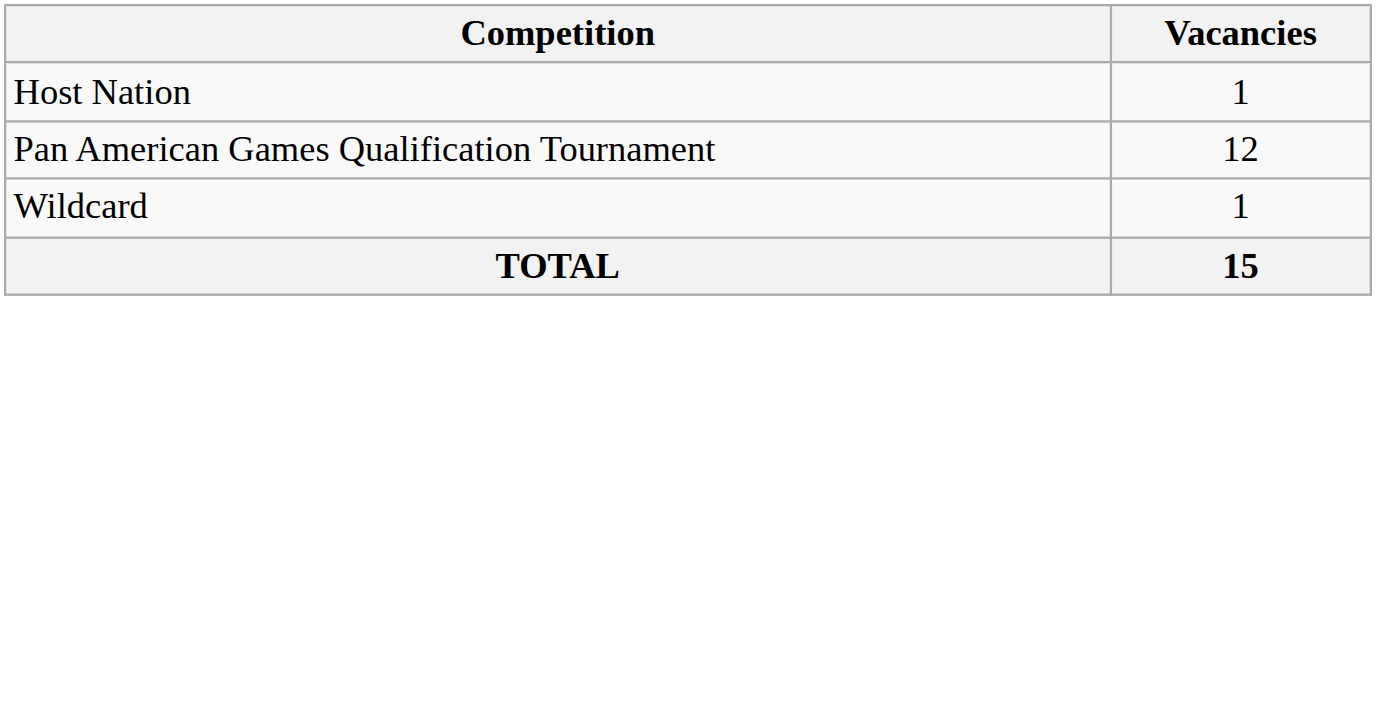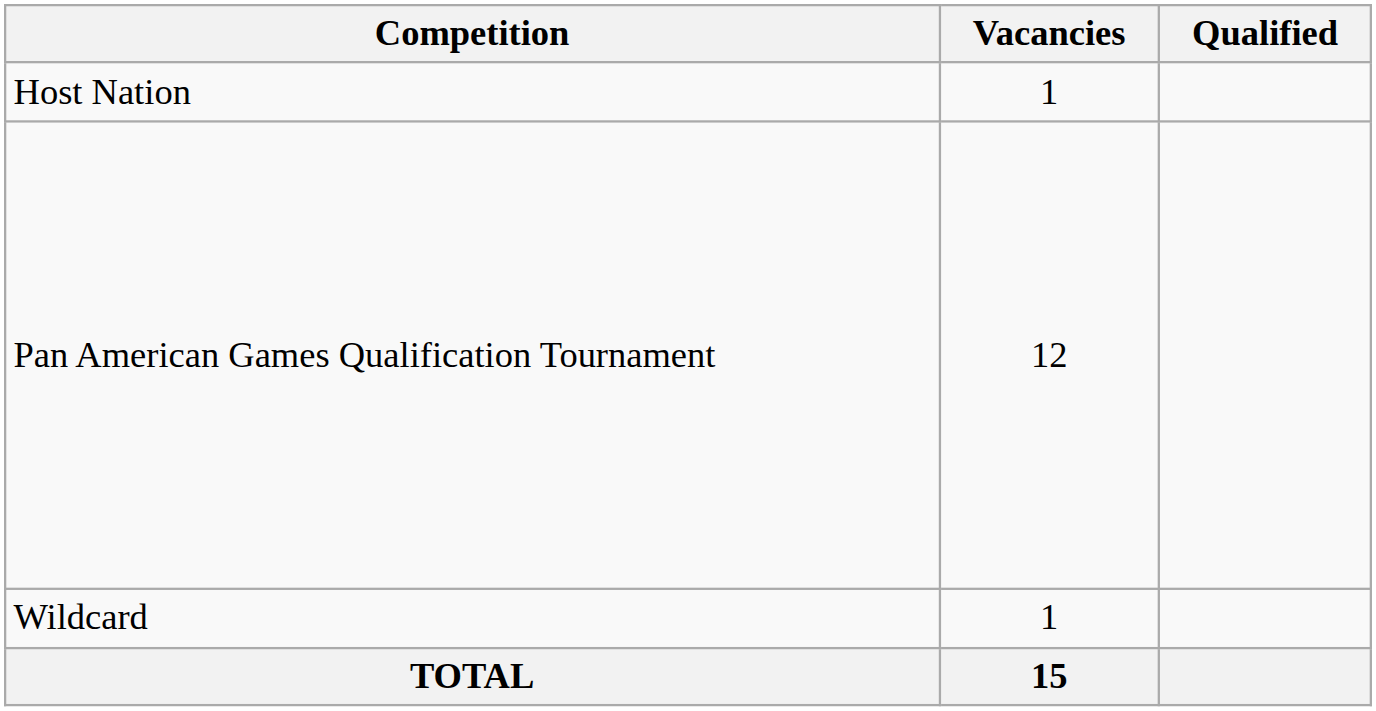+ column: (1265, 33)
